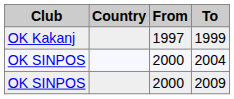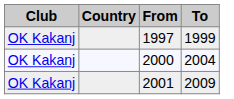(47, 60) OK SINPOS -> (41, 60) OK Kakanj
(47, 83) OK SINPOS -> (41, 83) OK Kakanj
(168, 83) 2000 -> (158, 83) 2001
